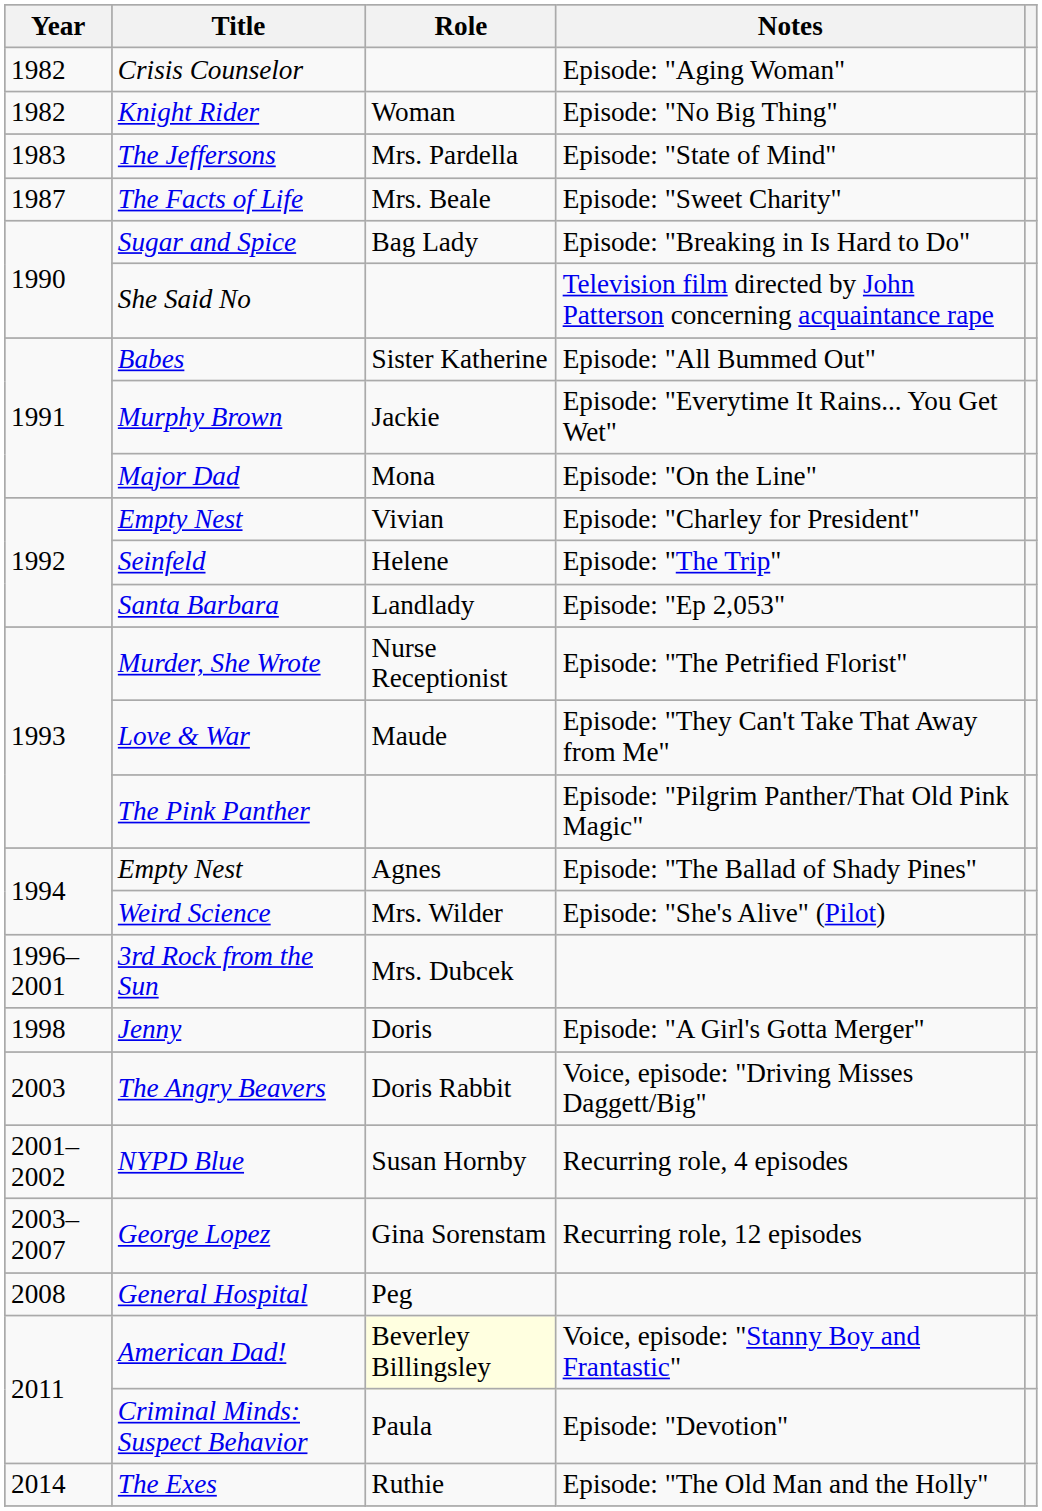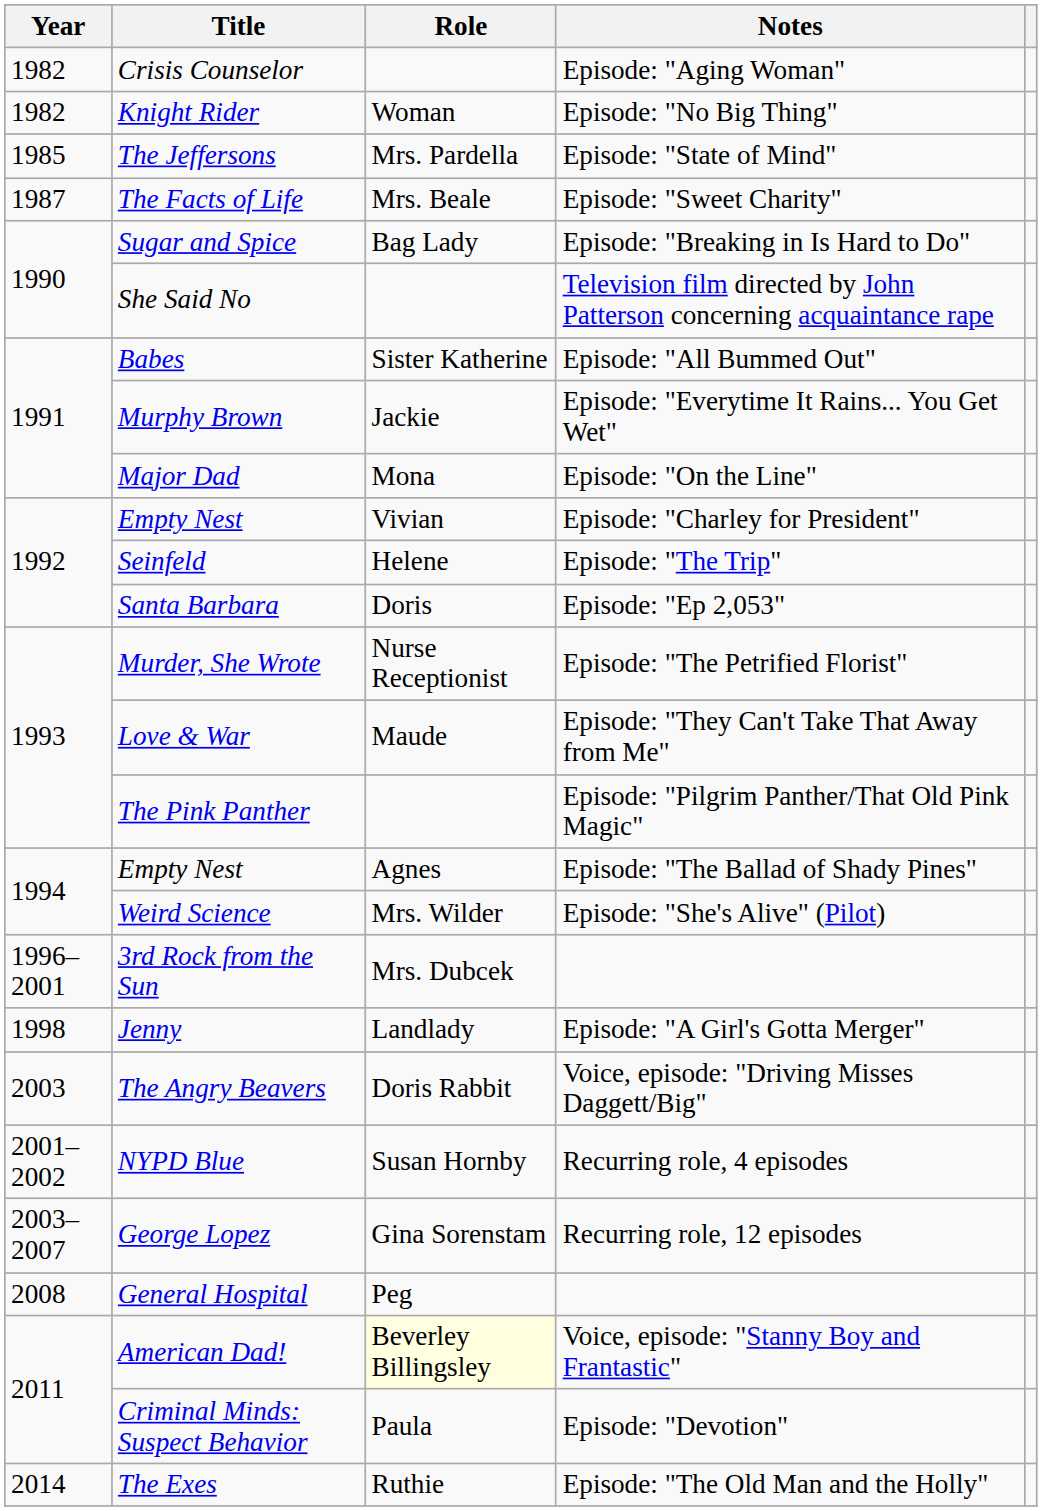(38, 155) 1983 -> (38, 155) 1985
(423, 604) Landlady -> (402, 604) Doris
(402, 1029) Doris -> (423, 1029) Landlady
